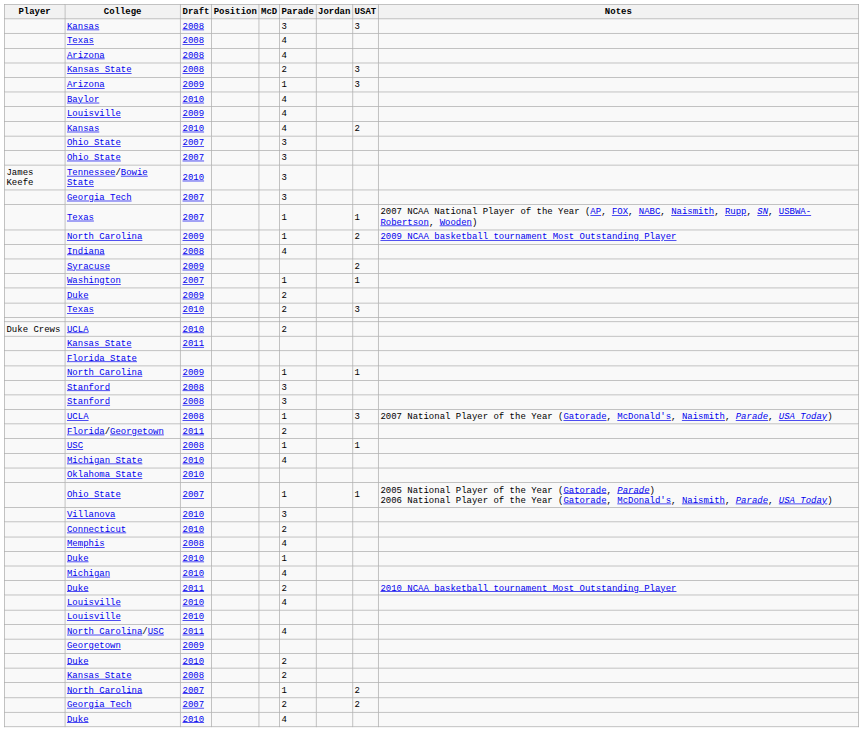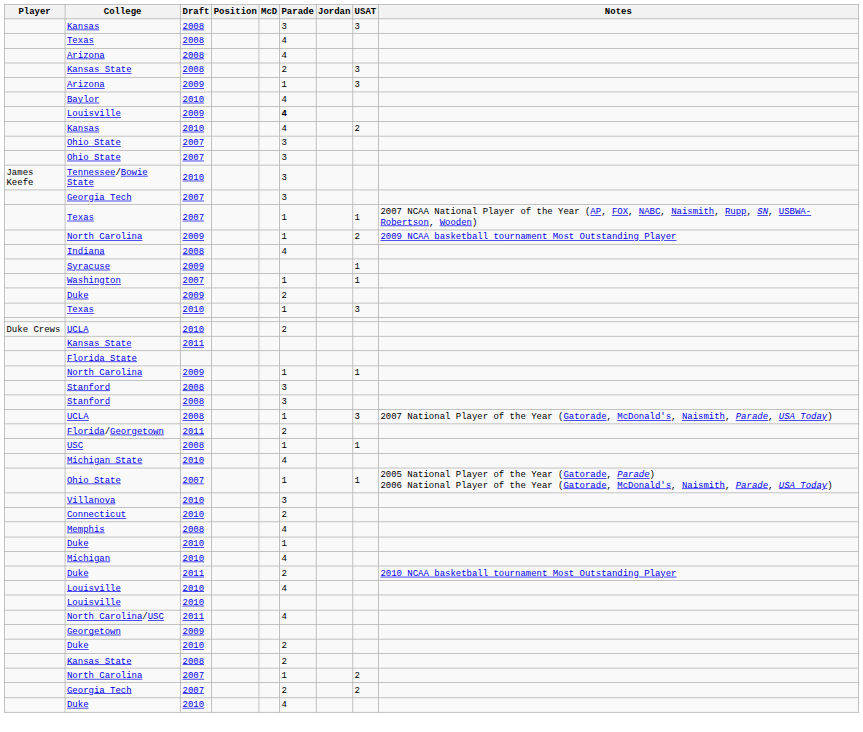(284, 114) normal -> (284, 114) bold
(357, 266) 2 -> (357, 266) 1
(284, 310) 2 -> (284, 310) 1
- row: (105, 475)
